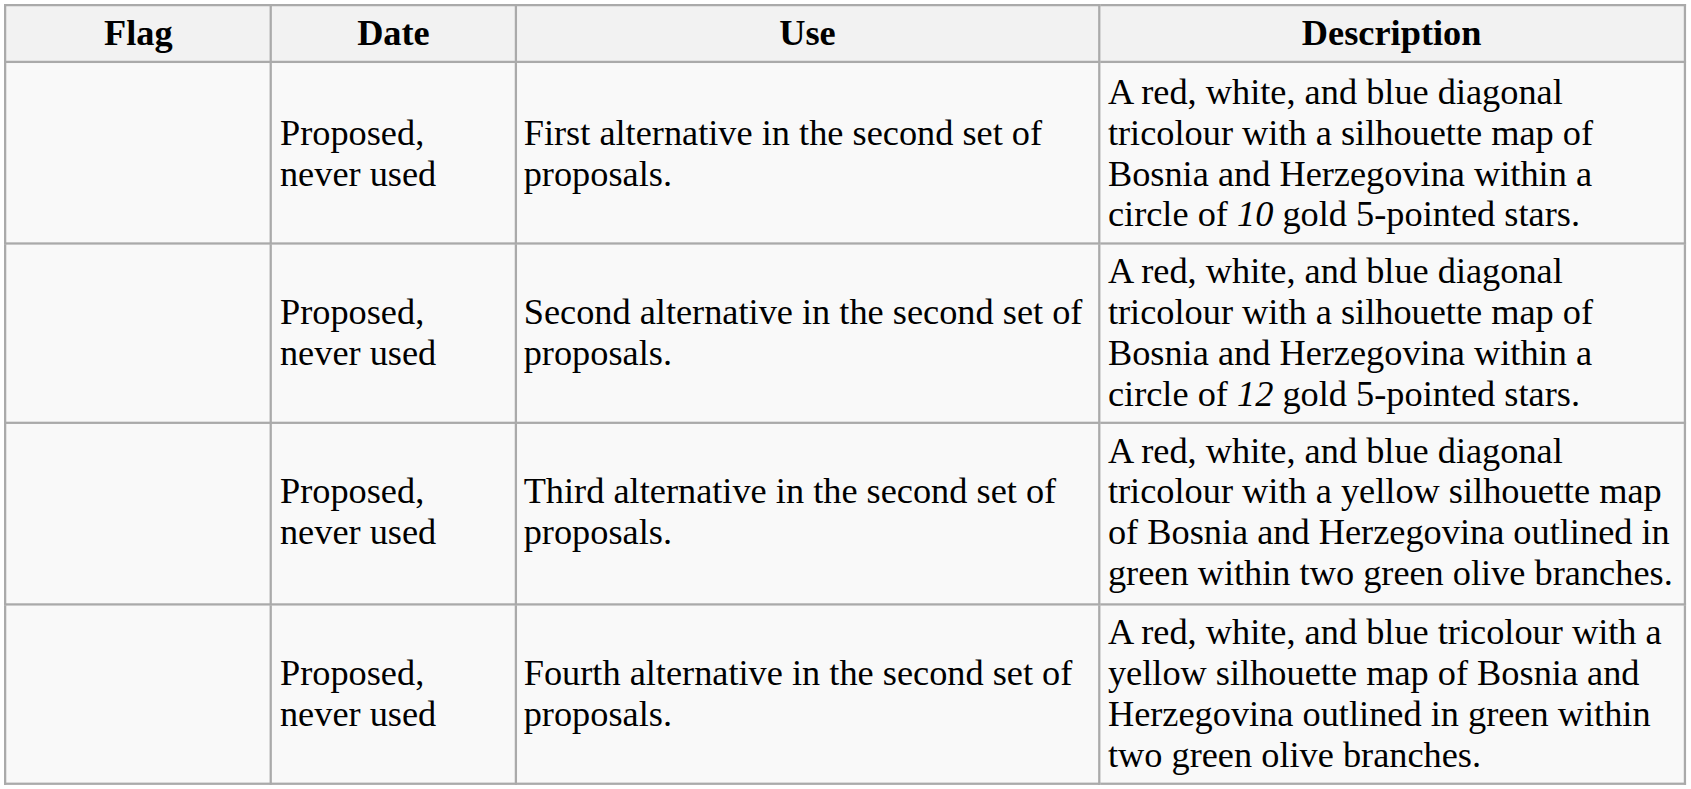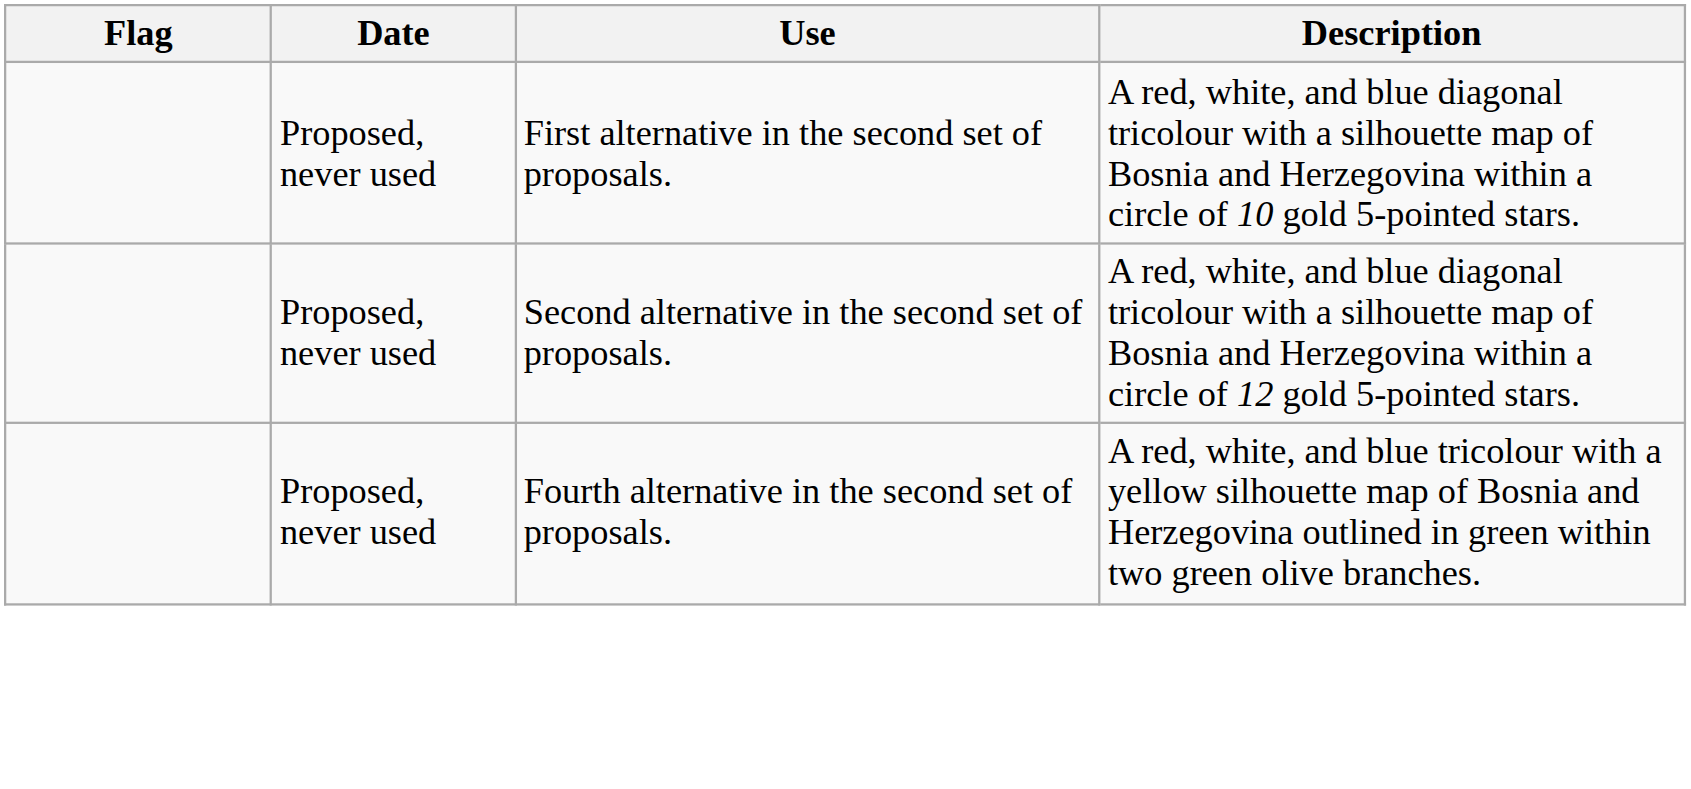- row: (790, 512)
